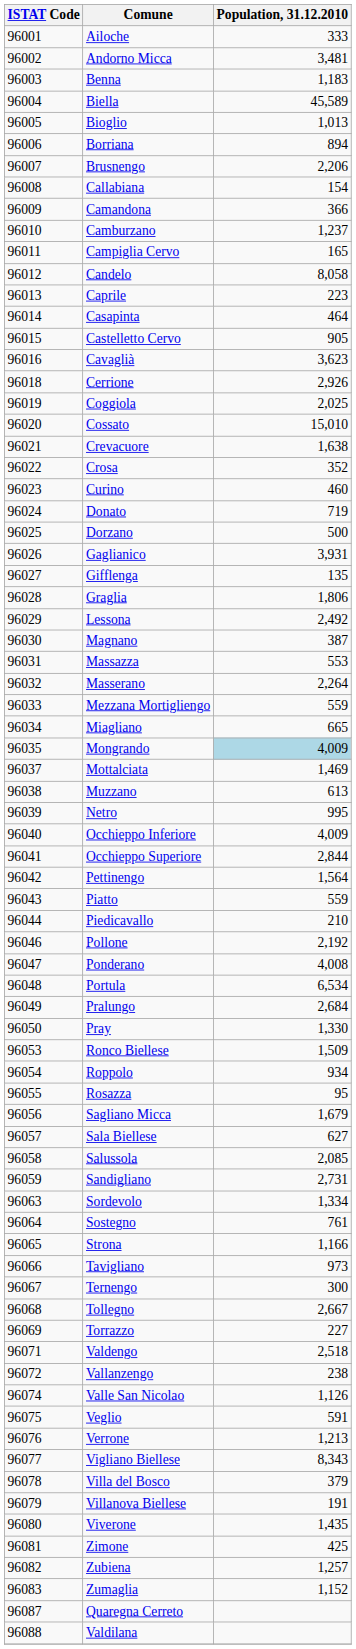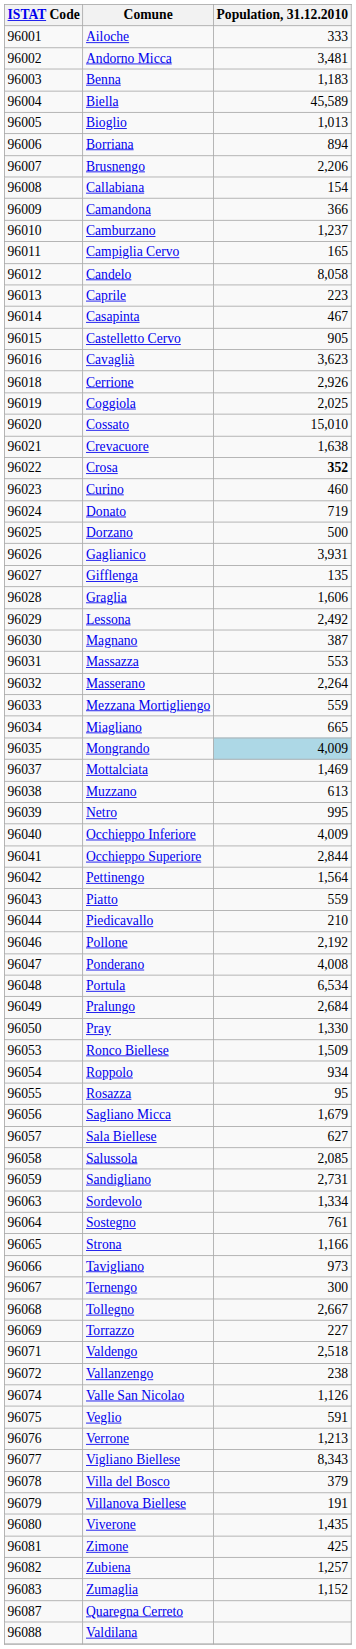(338, 317) 464 -> (338, 317) 467
(338, 468) normal -> (338, 468) bold
(333, 597) 1,806 -> (333, 597) 1,606
